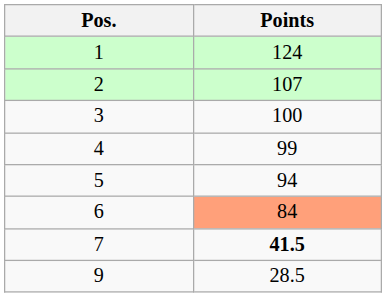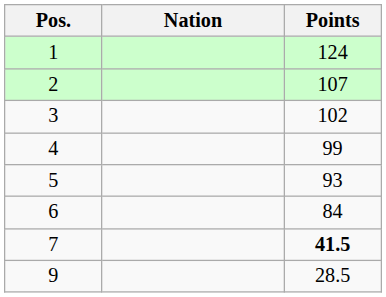+ column: (193, 20)
(287, 116) 100 -> (333, 116) 102
(287, 180) 94 -> (333, 180) 93
(287, 212) lightsalmon background -> (333, 212) no background
